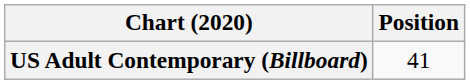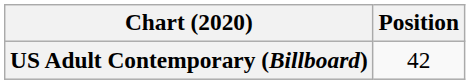(419, 60) 41 -> (419, 60) 42
